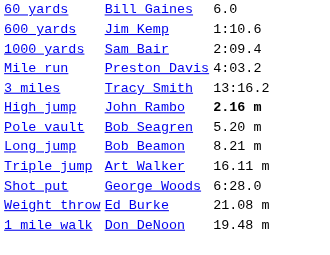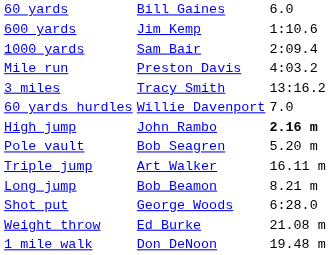+ row: (68, 108)
rows swapped: (40, 147) <-> (48, 166)
